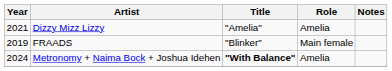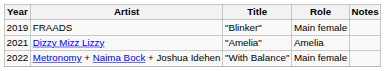rows swapped: (53, 43) <-> (69, 27)
(17, 58) 2024 -> (17, 58) 2022
(260, 58) bold -> (257, 58) normal
(315, 58) Amelia -> (320, 58) Main female
